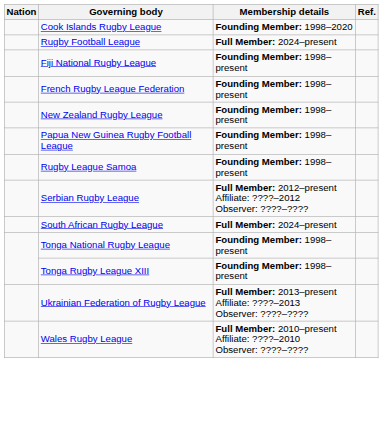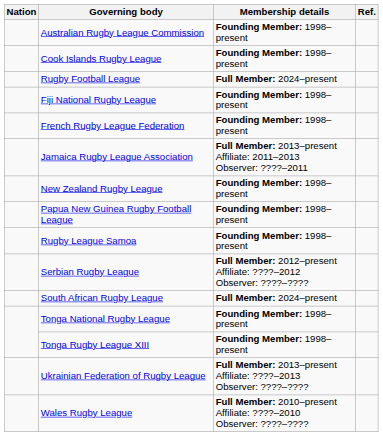+ row: (122, 32)
(284, 27) Founding Member: 1998–2020 -> (274, 58) Founding Member: 1998–present
+ row: (117, 157)
